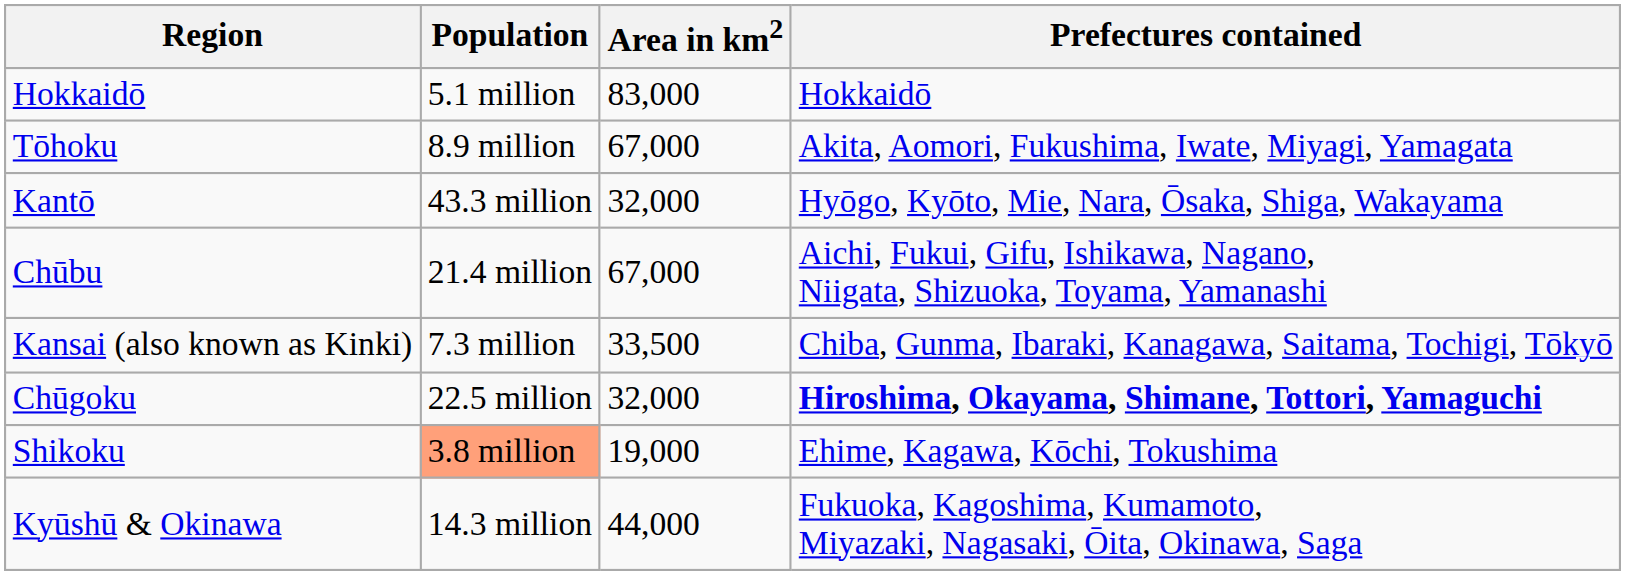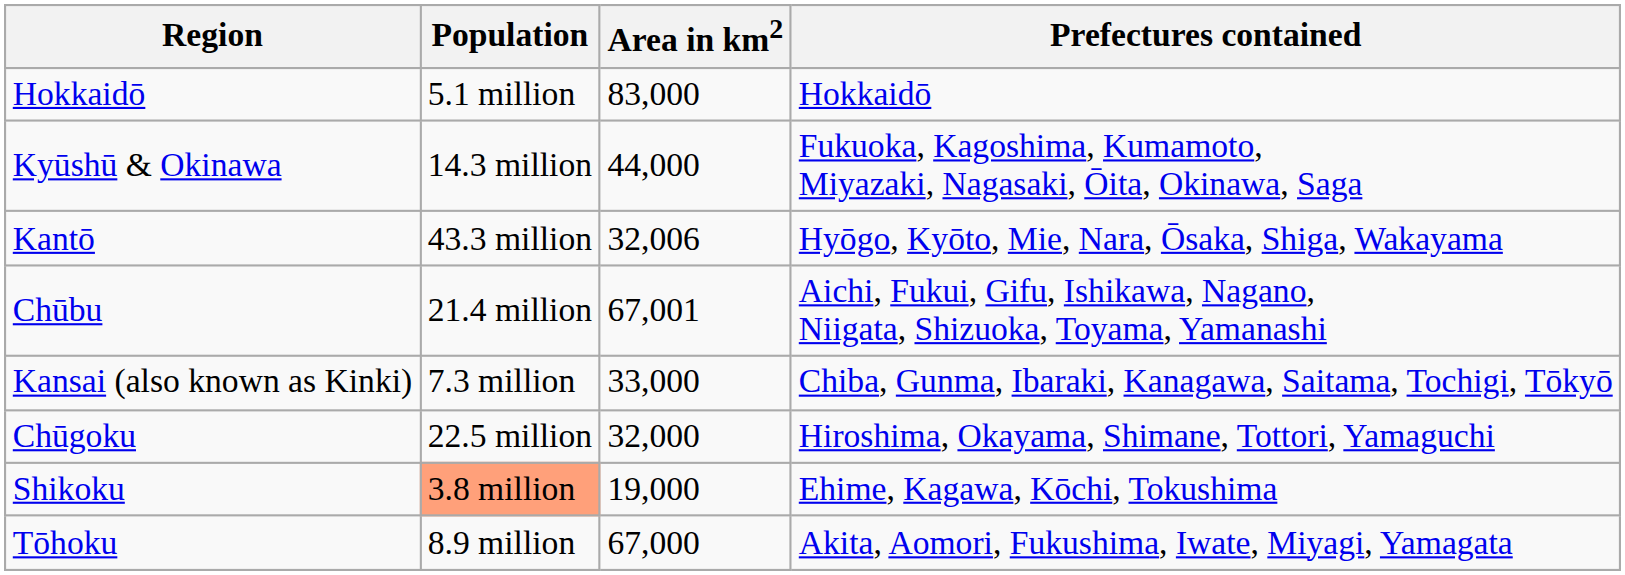rows swapped: (65, 146) <-> (147, 523)
(654, 200) 32,000 -> (654, 237) 32,006
(654, 272) 67,000 -> (654, 310) 67,001
(654, 344) 33,500 -> (654, 382) 33,000
(1170, 397) bold -> (1147, 435) normal
